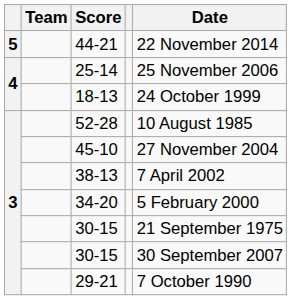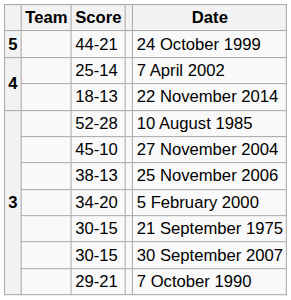(208, 44) 22 November 2014 -> (199, 44) 24 October 1999
(208, 70) 25 November 2006 -> (181, 70) 7 April 2002
(199, 96) 24 October 1999 -> (208, 96) 22 November 2014
(181, 176) 7 April 2002 -> (208, 176) 25 November 2006
